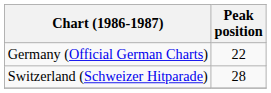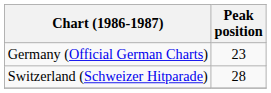(239, 54) 22 -> (239, 54) 23
